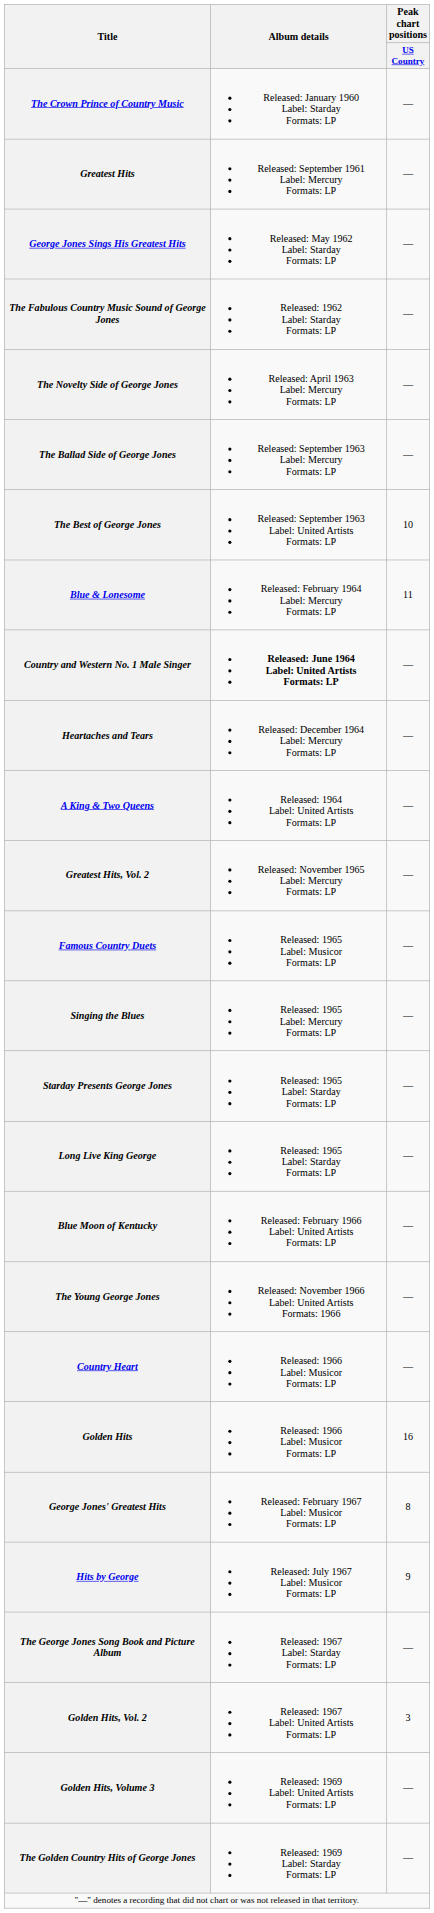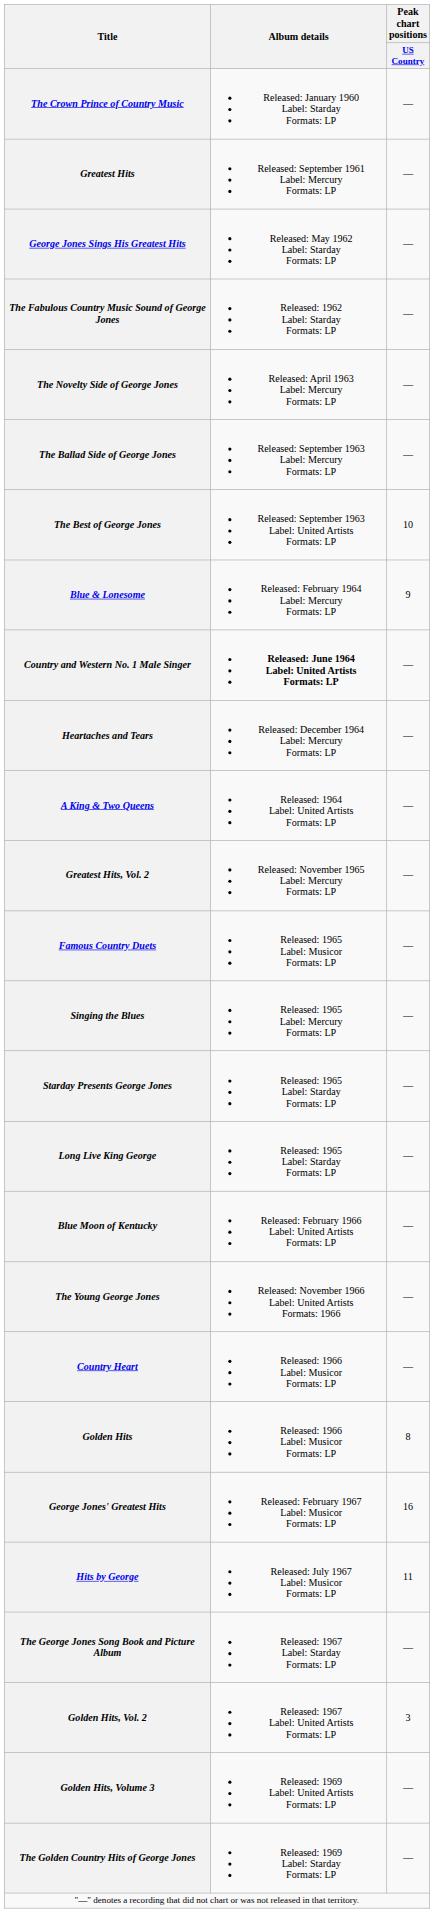(408, 595) 11 -> (408, 595) 9
(408, 1437) 16 -> (408, 1437) 8
(408, 1507) 8 -> (408, 1507) 16
(408, 1577) 9 -> (408, 1577) 11
